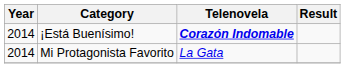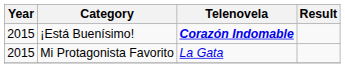(21, 33) 2014 -> (21, 33) 2015
(21, 53) 2014 -> (21, 53) 2015
